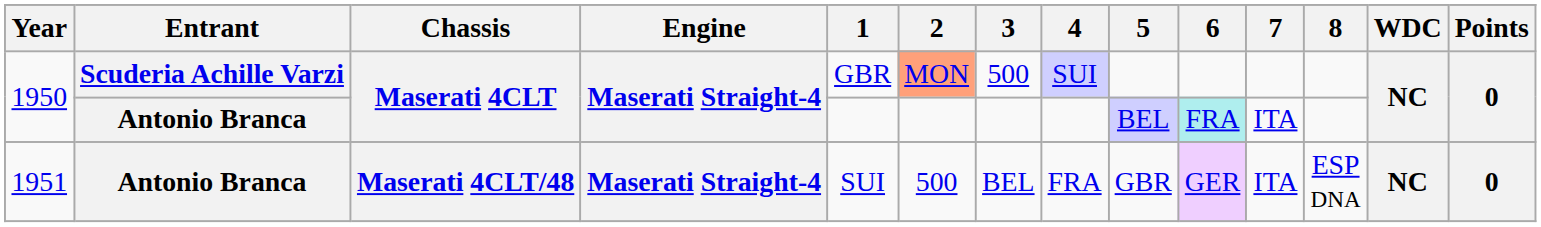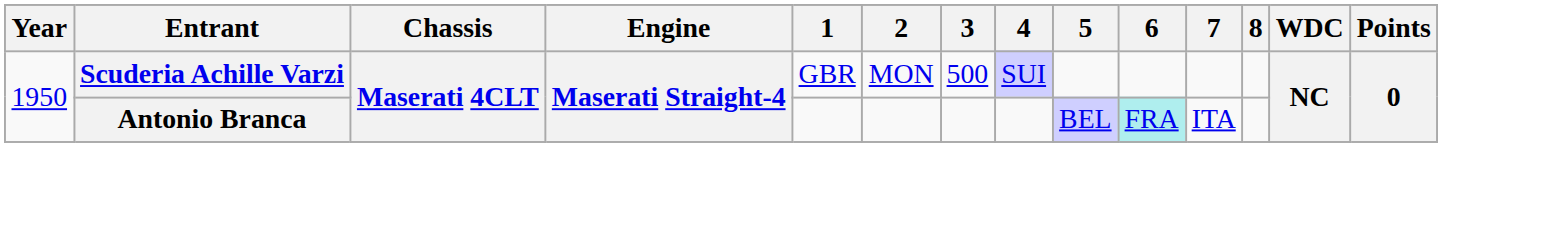(937, 73) lightsalmon background -> (901, 73) no background
- row: (39, 181)
